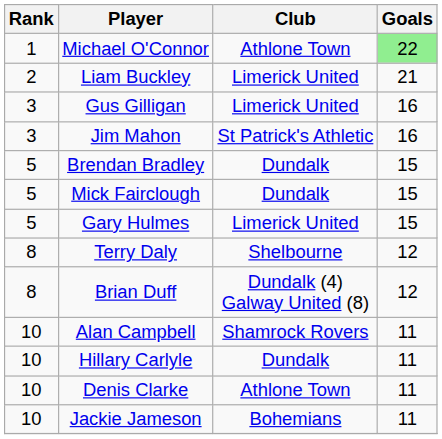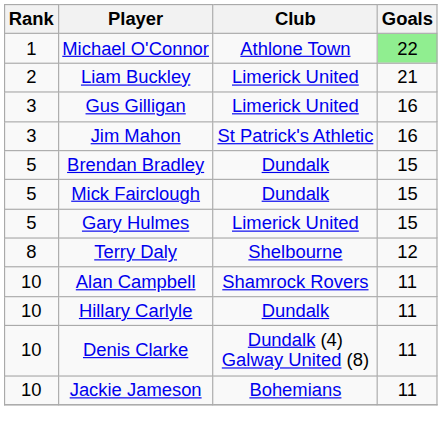- row: (136, 292)
(295, 389) Athlone Town -> (295, 350) Dundalk (4) Galway United (8)
